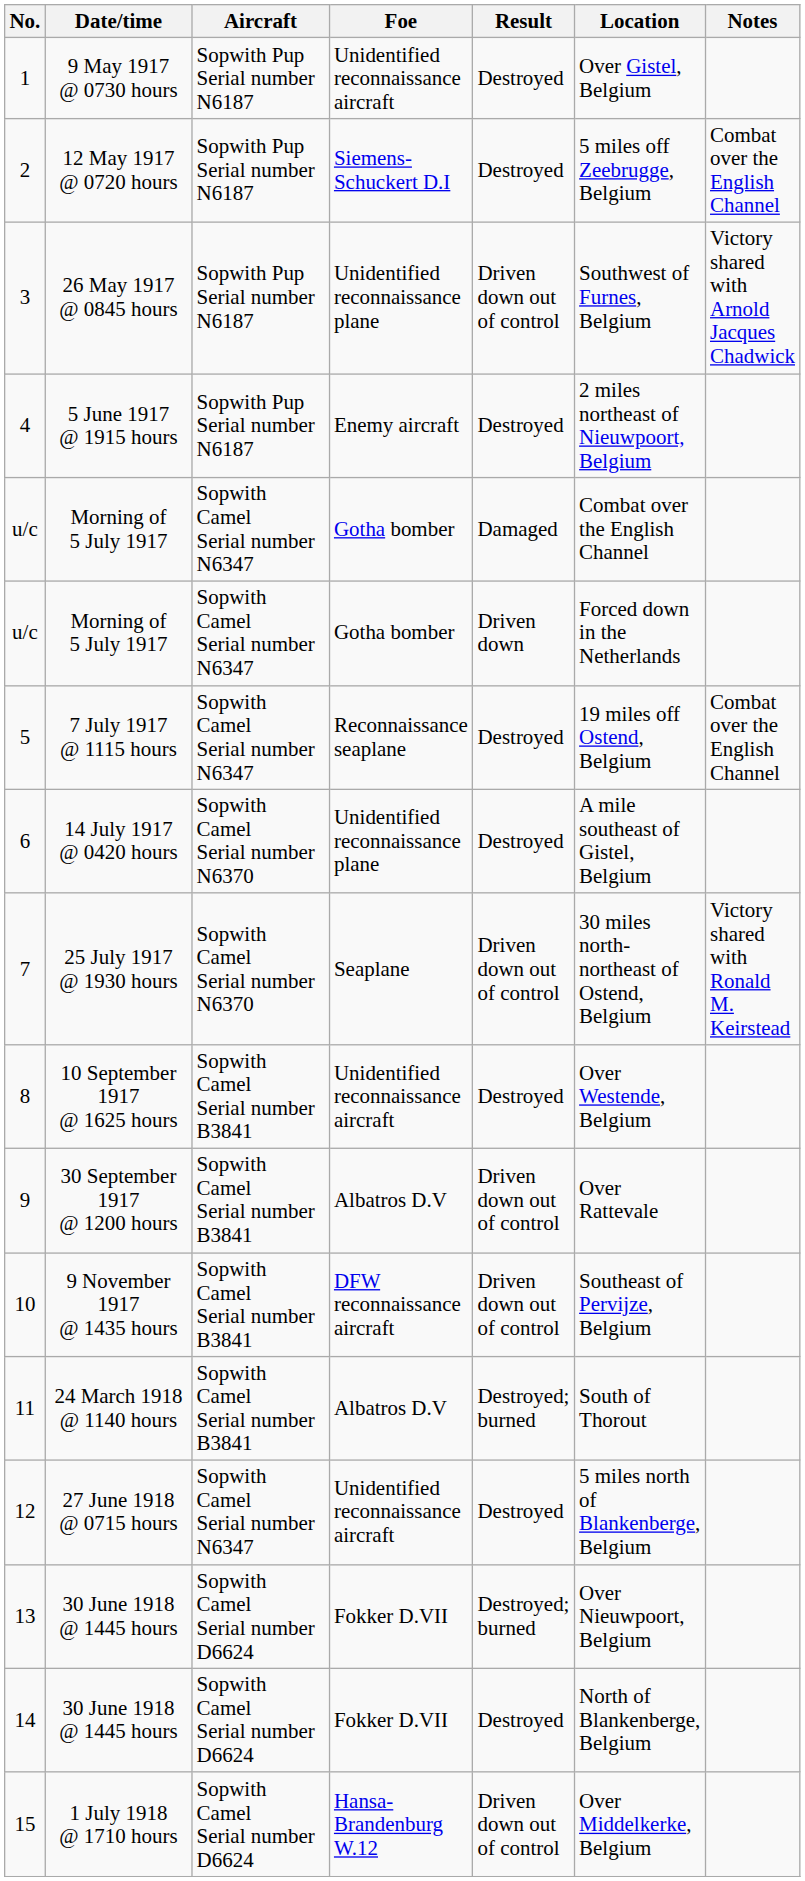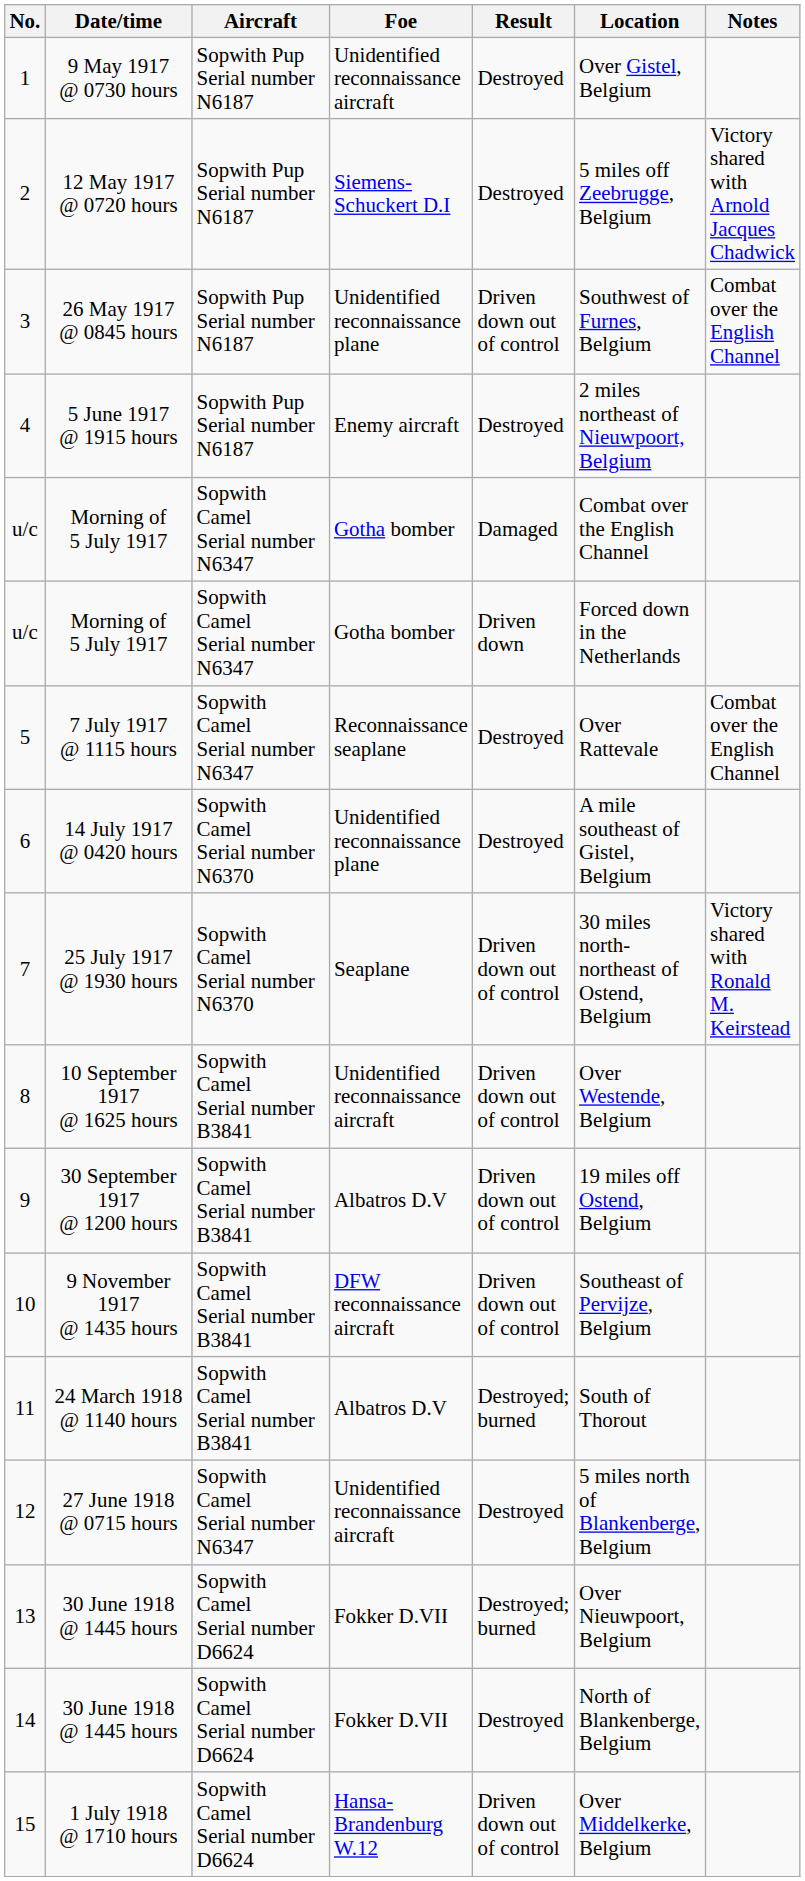(745, 170) Combat over the English Channel -> (753, 193) Victory shared with Arnold Jacques Chadwick
(753, 297) Victory shared with Arnold Jacques Chadwick -> (745, 321) Combat over the English Channel
(630, 737) 19 miles off Ostend, Belgium -> (619, 737) Over Rattevale
(521, 1096) Destroyed -> (519, 1096) Driven down out of control
(619, 1200) Over Rattevale -> (630, 1200) 19 miles off Ostend, Belgium
